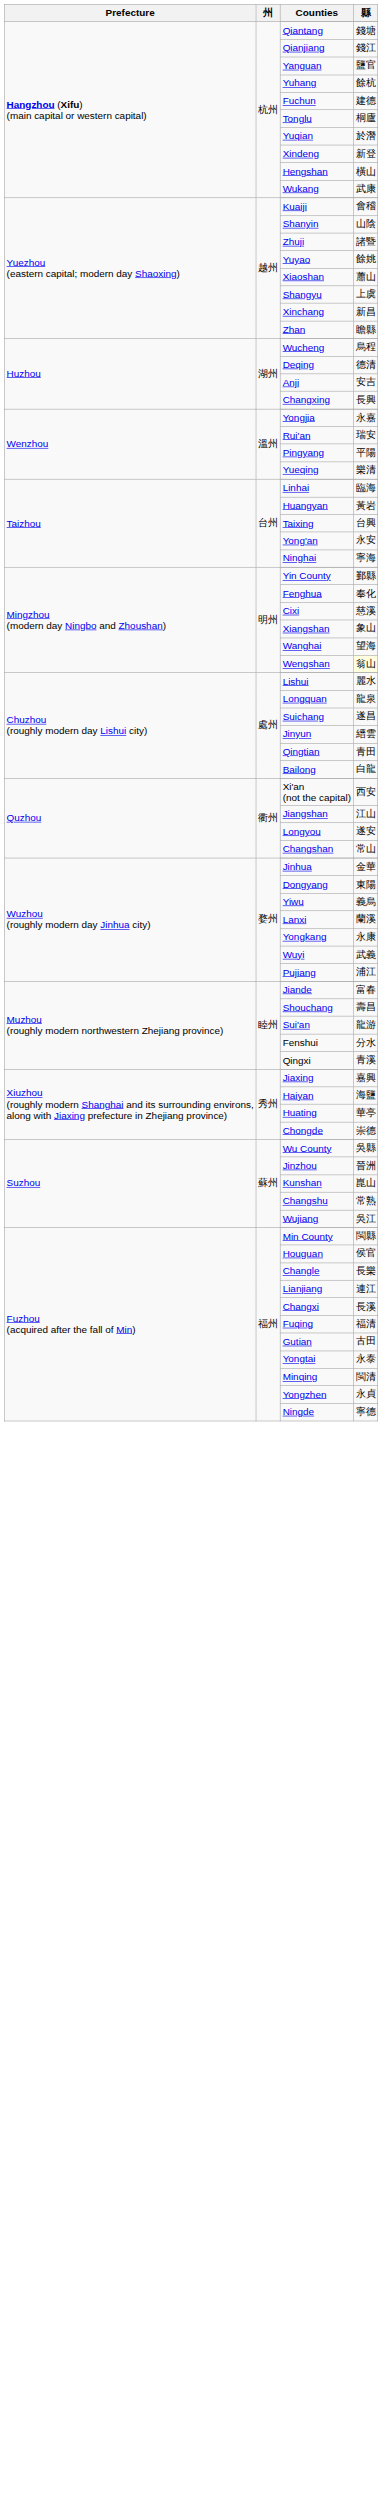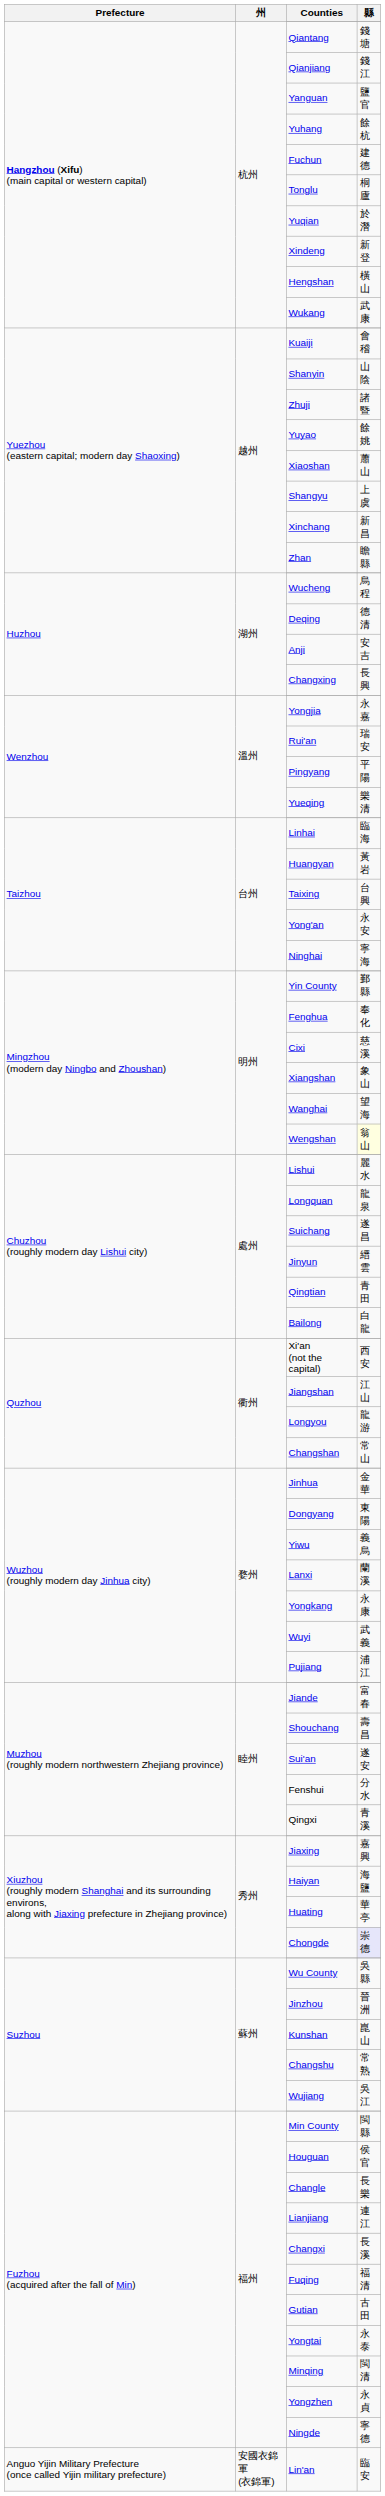(366, 831) 遂安 -> (365, 1422) 龍游
(366, 1025) 龍游 -> (365, 1758) 遂安
(366, 1130) no background -> (365, 1942) lavender background
+ row: (86, 2469)
